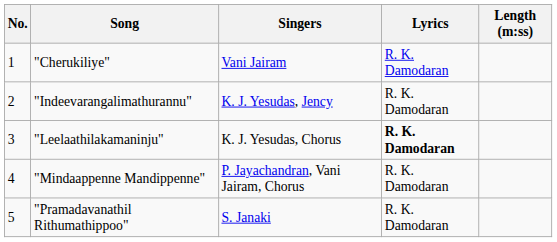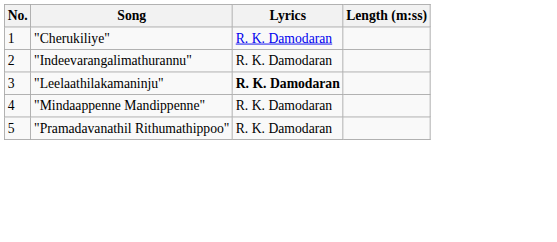- column: (300, 24)
